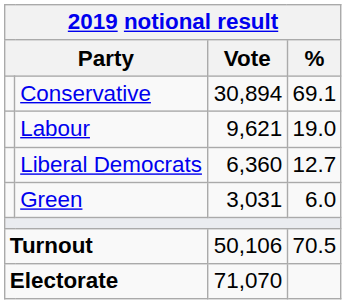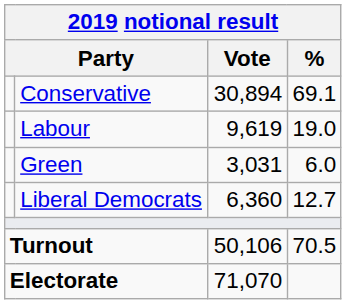(254, 128) 9,621 -> (254, 128) 9,619
rows swapped: (111, 164) <-> (51, 199)
